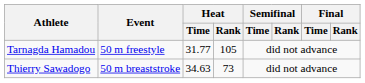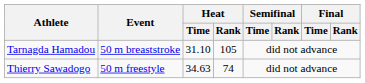(132, 50) 50 m freestyle -> (140, 50) 50 m breaststroke
(198, 50) 31.77 -> (198, 50) 31.10
(140, 68) 50 m breaststroke -> (132, 68) 50 m freestyle
(228, 68) 73 -> (228, 68) 74
